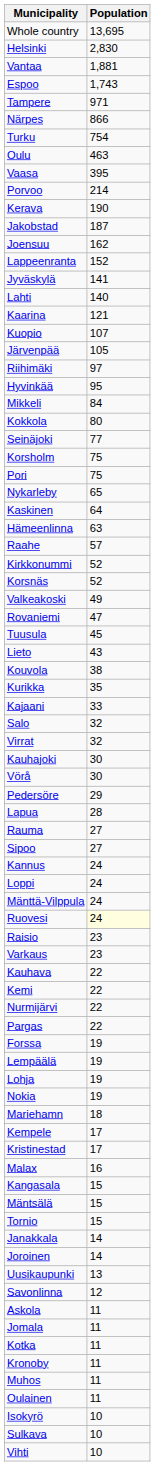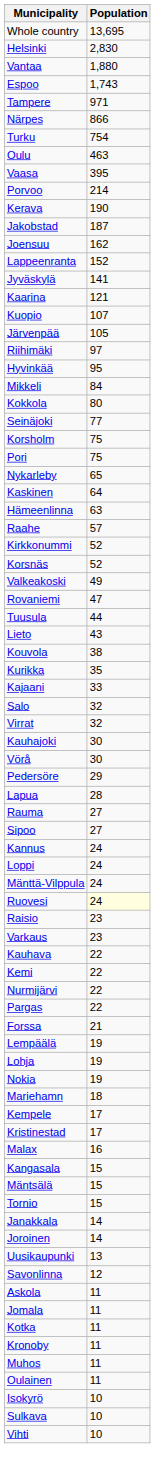(104, 66) 1,881 -> (104, 66) 1,880
- row: (19, 297)
(96, 635) 45 -> (96, 617) 44
(96, 1043) 19 -> (96, 1025) 21
